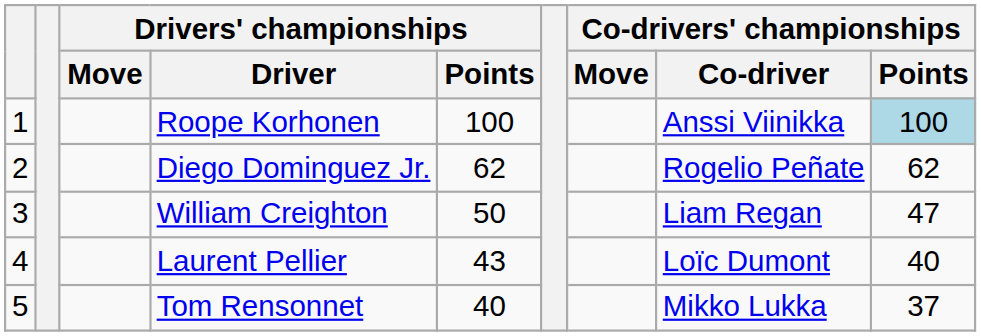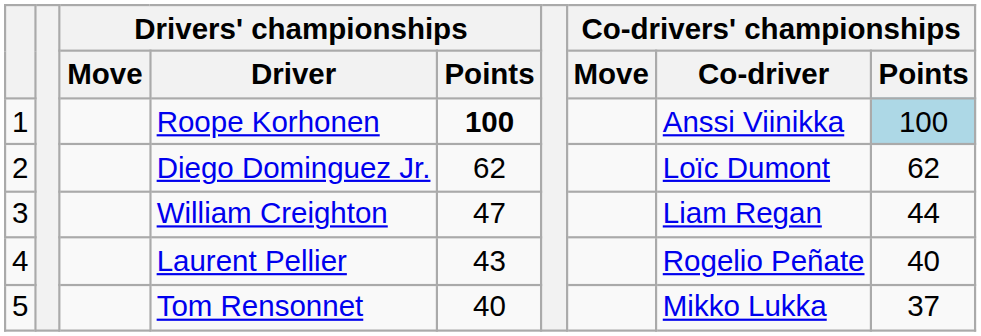(490, 121) normal -> (490, 121) bold
(764, 167) Rogelio Peñate -> (746, 167) Loïc Dumont
(490, 214) 50 -> (490, 214) 47
(924, 214) 47 -> (924, 214) 44
(746, 261) Loïc Dumont -> (764, 261) Rogelio Peñate
